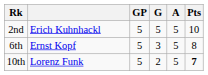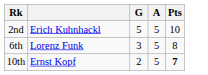- column: (140, 12)
(53, 45) Ernst Kopf -> (57, 45) Lorenz Funk
(57, 62) Lorenz Funk -> (53, 62) Ernst Kopf
